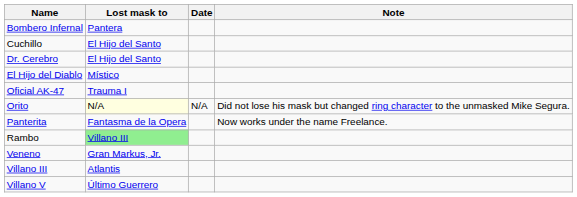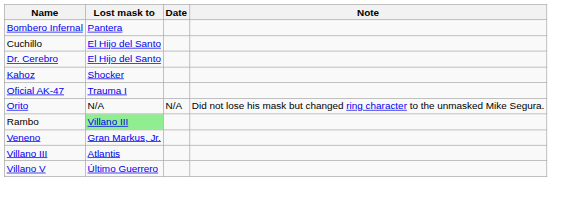- row: (44, 74)
+ row: (21, 74)
(96, 106) lightyellow background -> (96, 106) no background
- row: (27, 121)
